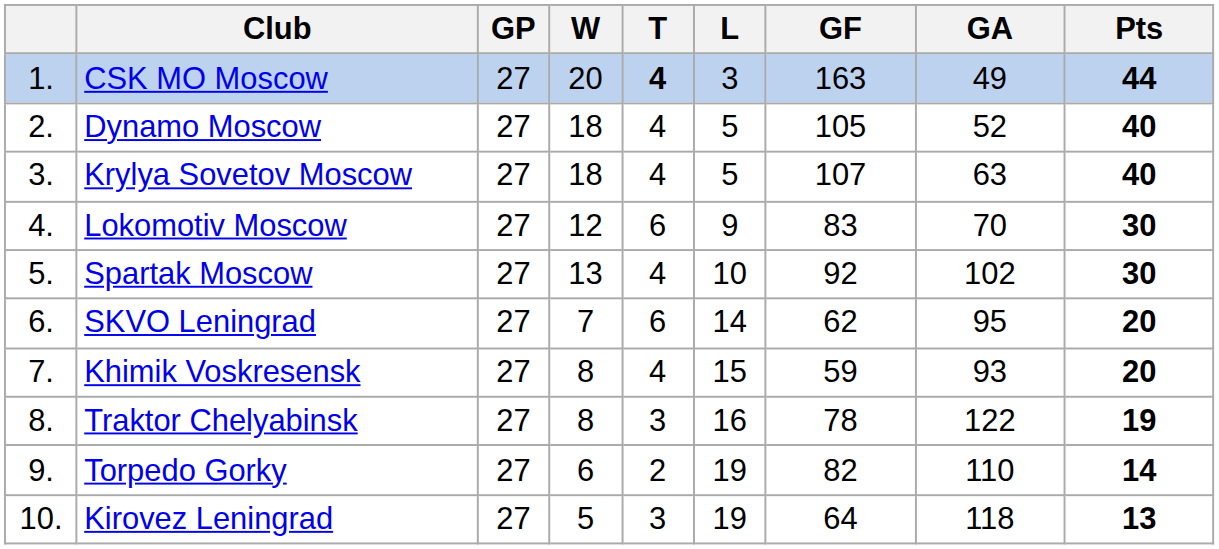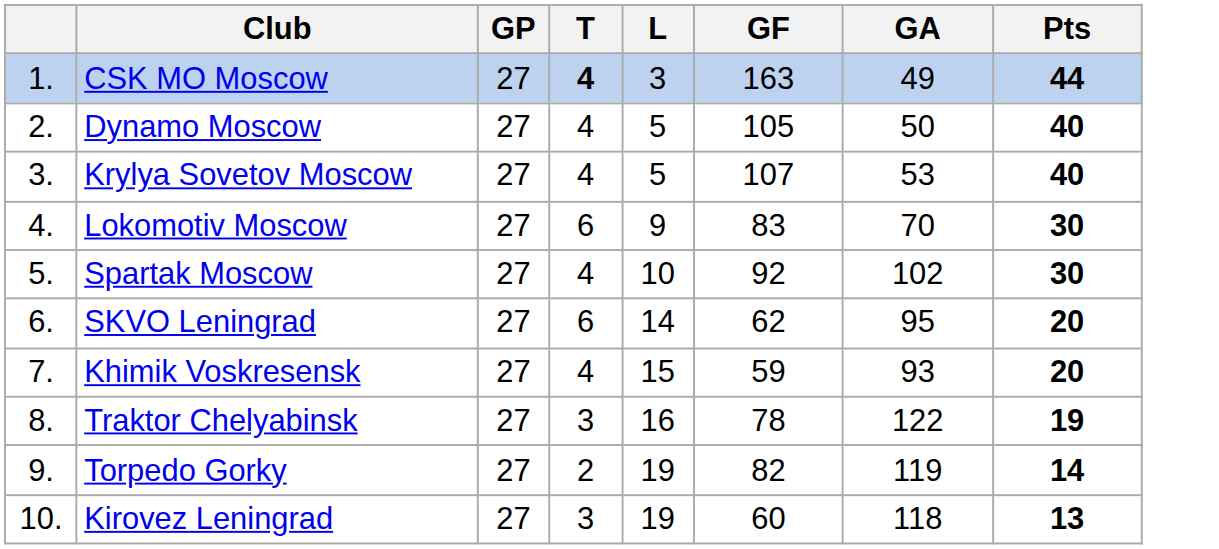- column: (586, 28)
(990, 126) 52 -> (918, 126) 50
(990, 175) 63 -> (918, 175) 53
(990, 469) 110 -> (918, 469) 119
(841, 518) 64 -> (768, 518) 60
